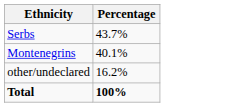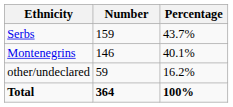+ column: (126, 14)
